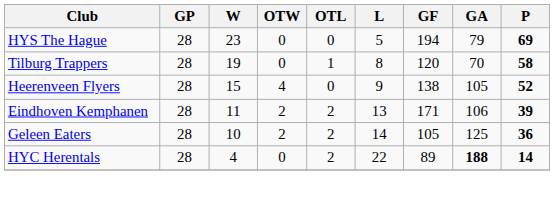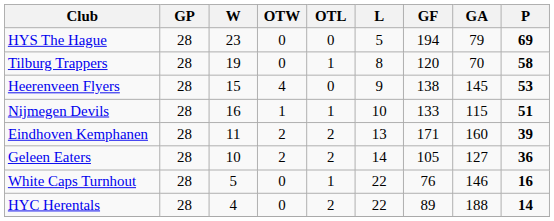(477, 87) 105 -> (477, 87) 145
(525, 87) 52 -> (525, 87) 53
+ row: (59, 110)
(477, 110) 106 -> (477, 134) 160
(477, 134) 125 -> (477, 157) 127
+ row: (72, 181)
(477, 157) bold -> (477, 205) normal
